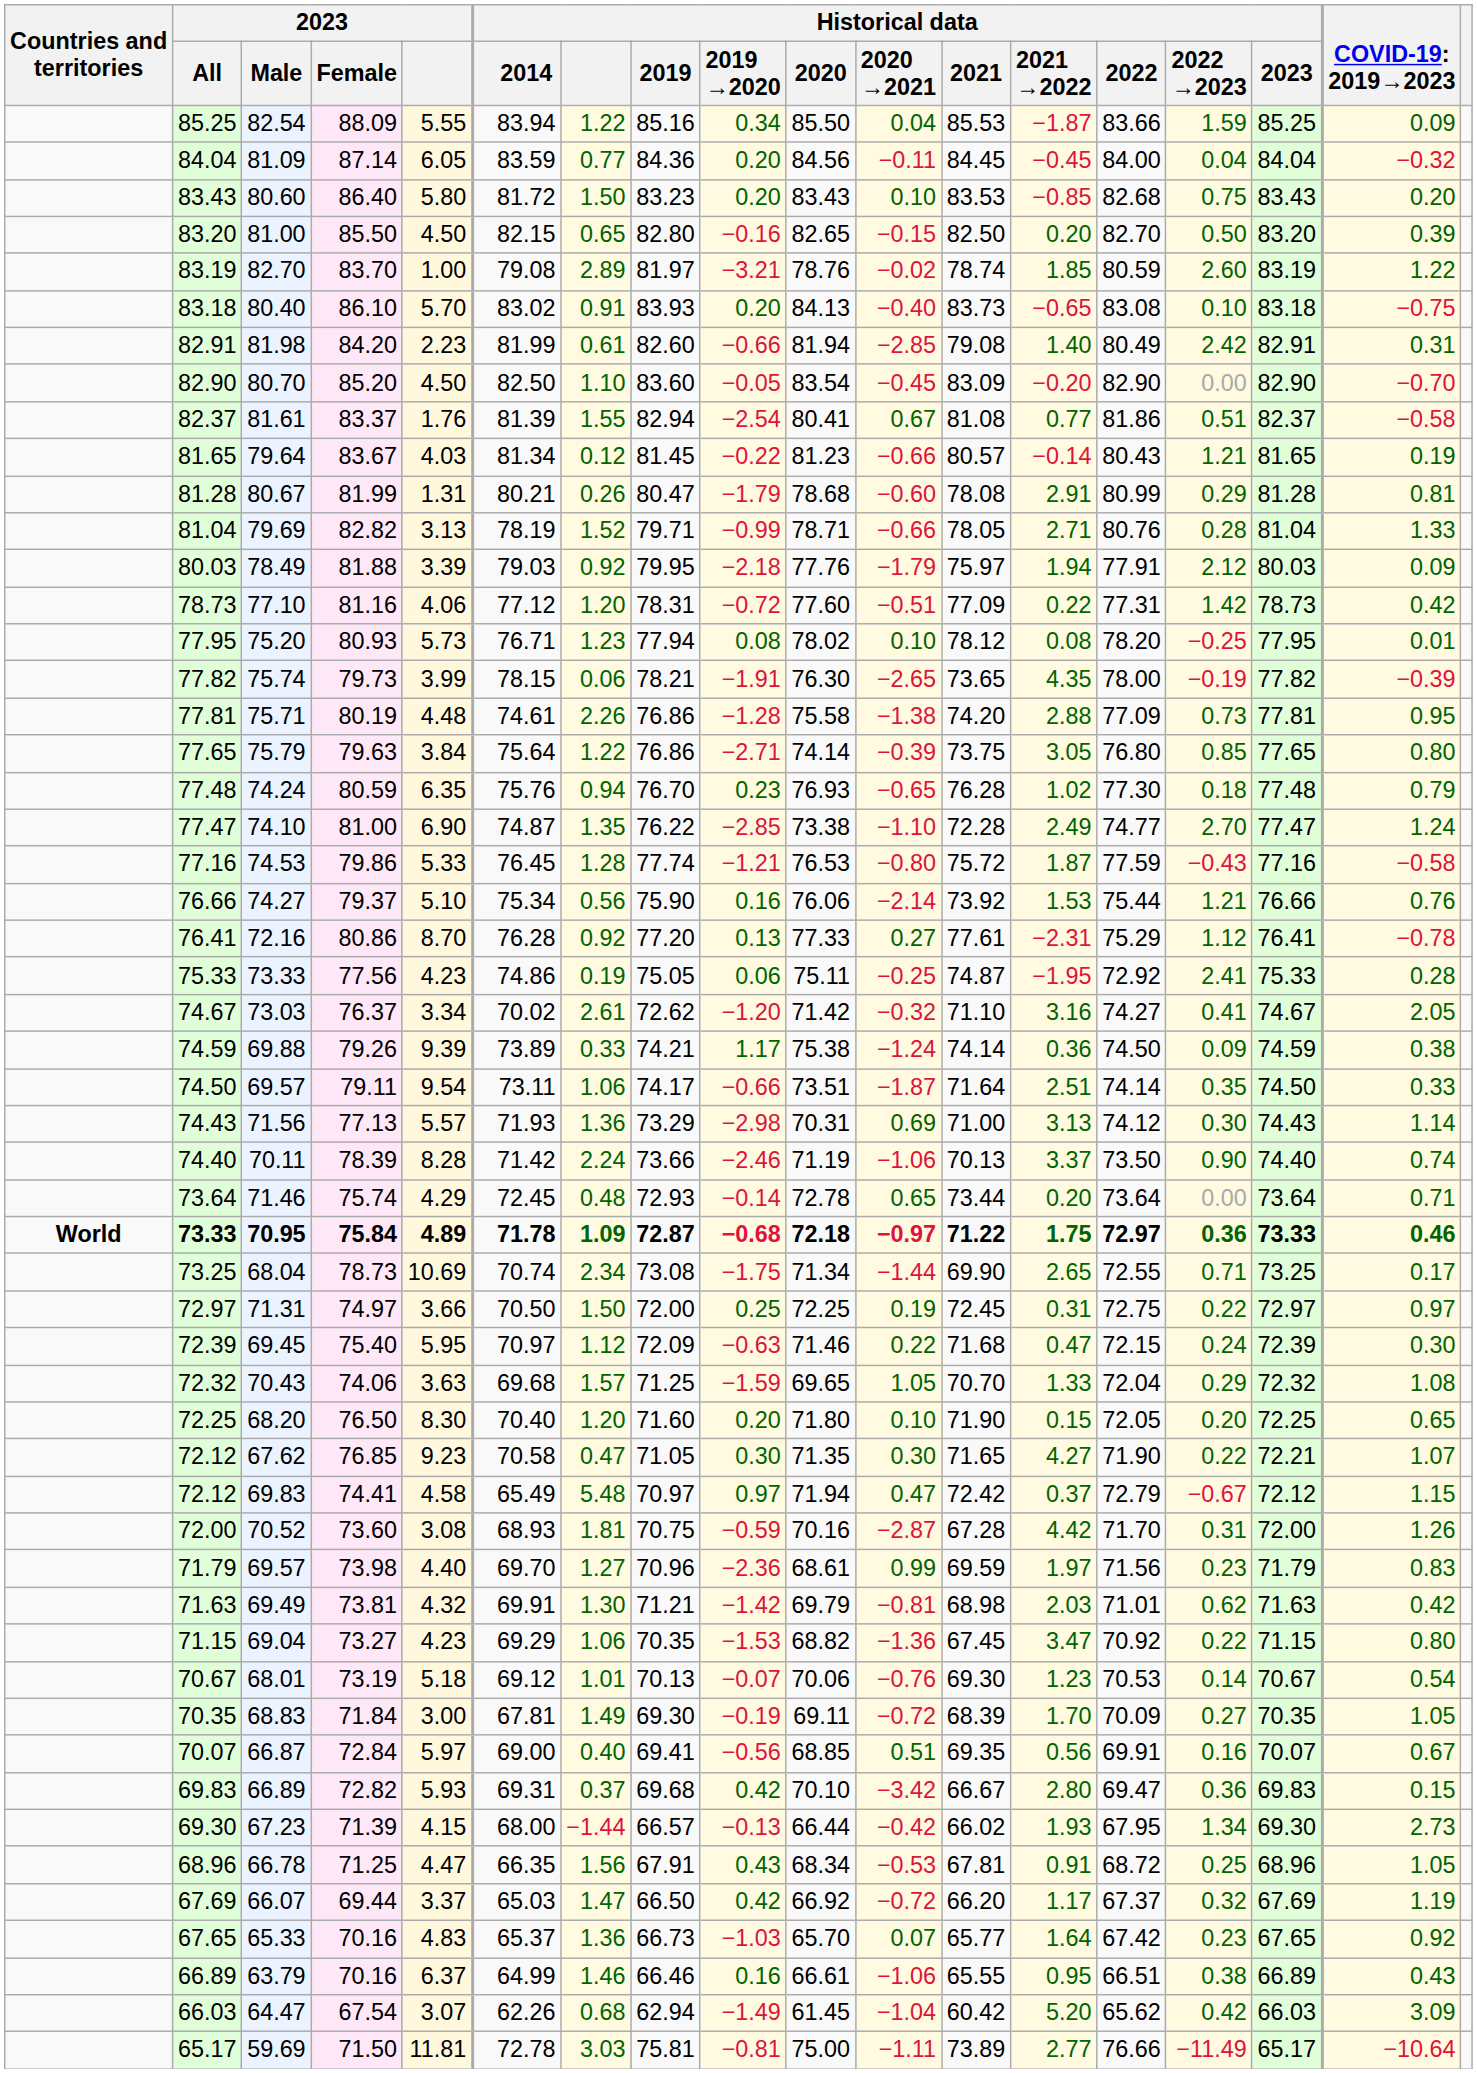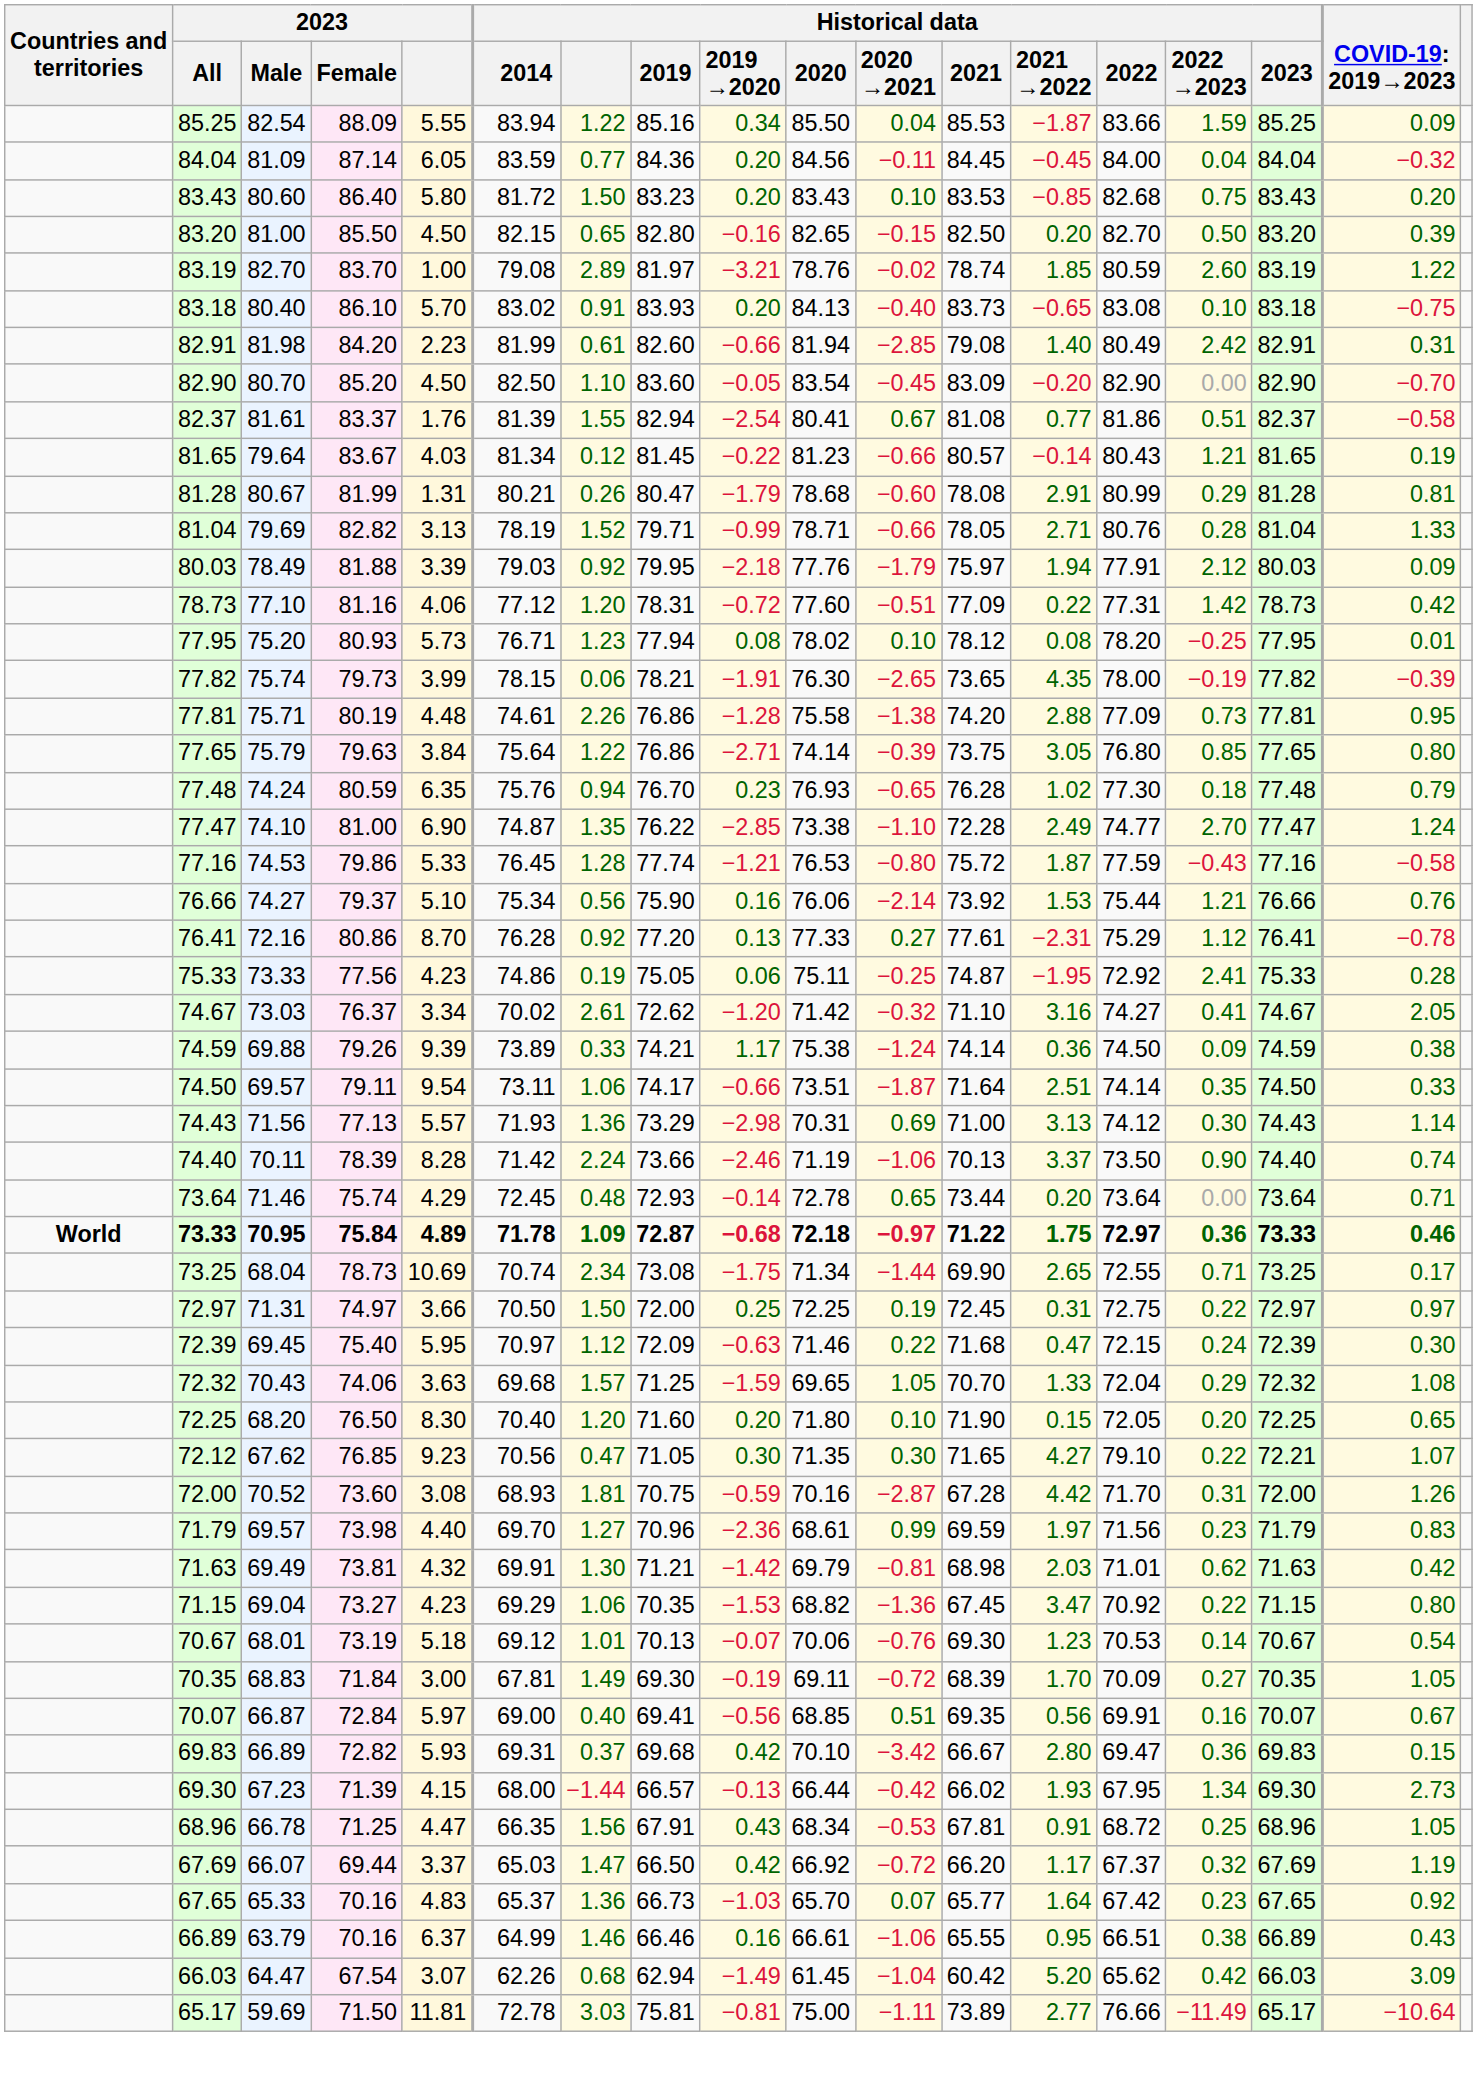(526, 1457) 70.58 -> (526, 1457) 70.56
(1131, 1457) 71.90 -> (1131, 1457) 79.10
- row: (207, 1494)
